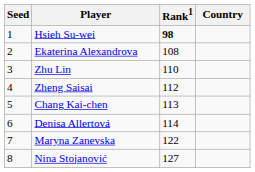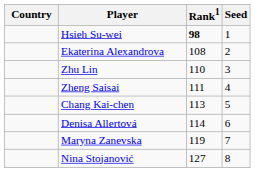columns swapped: (223, 14) <-> (18, 14)
(170, 87) 112 -> (197, 87) 111
(171, 140) 122 -> (197, 140) 119
